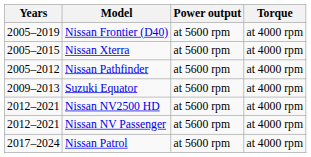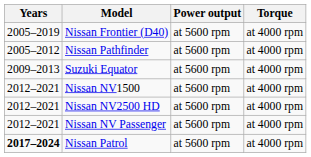- row: (97, 50)
+ row: (102, 87)
(33, 143) normal -> (33, 143) bold
